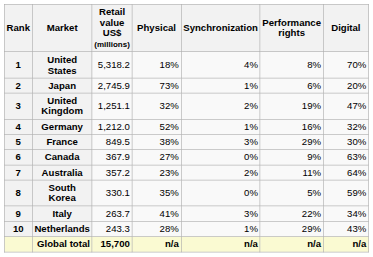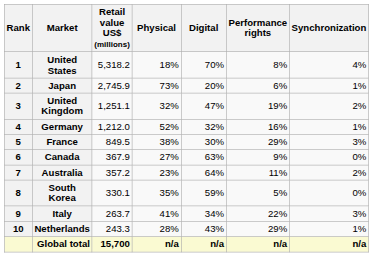columns swapped: (346, 28) <-> (221, 28)
